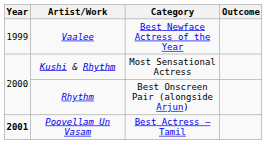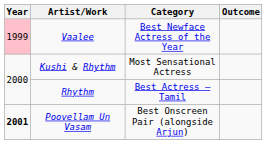(17, 37) no background -> (17, 37) pink background
(172, 97) Best Onscreen Pair (alongside Arjun) -> (172, 92) Best Actress – Tamil
(172, 127) Best Actress – Tamil -> (172, 122) Best Onscreen Pair (alongside Arjun)
